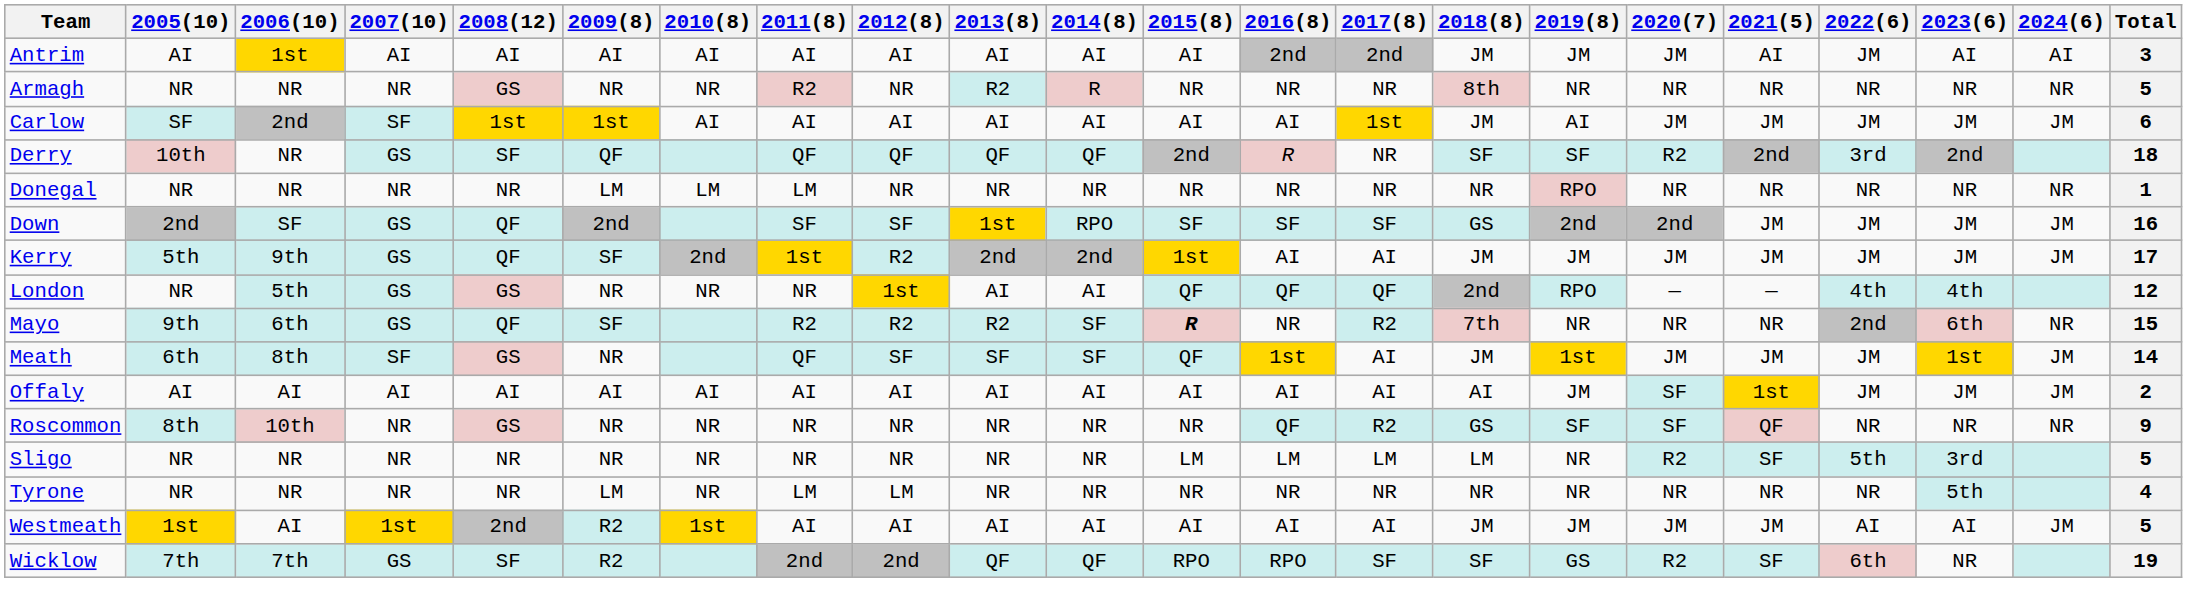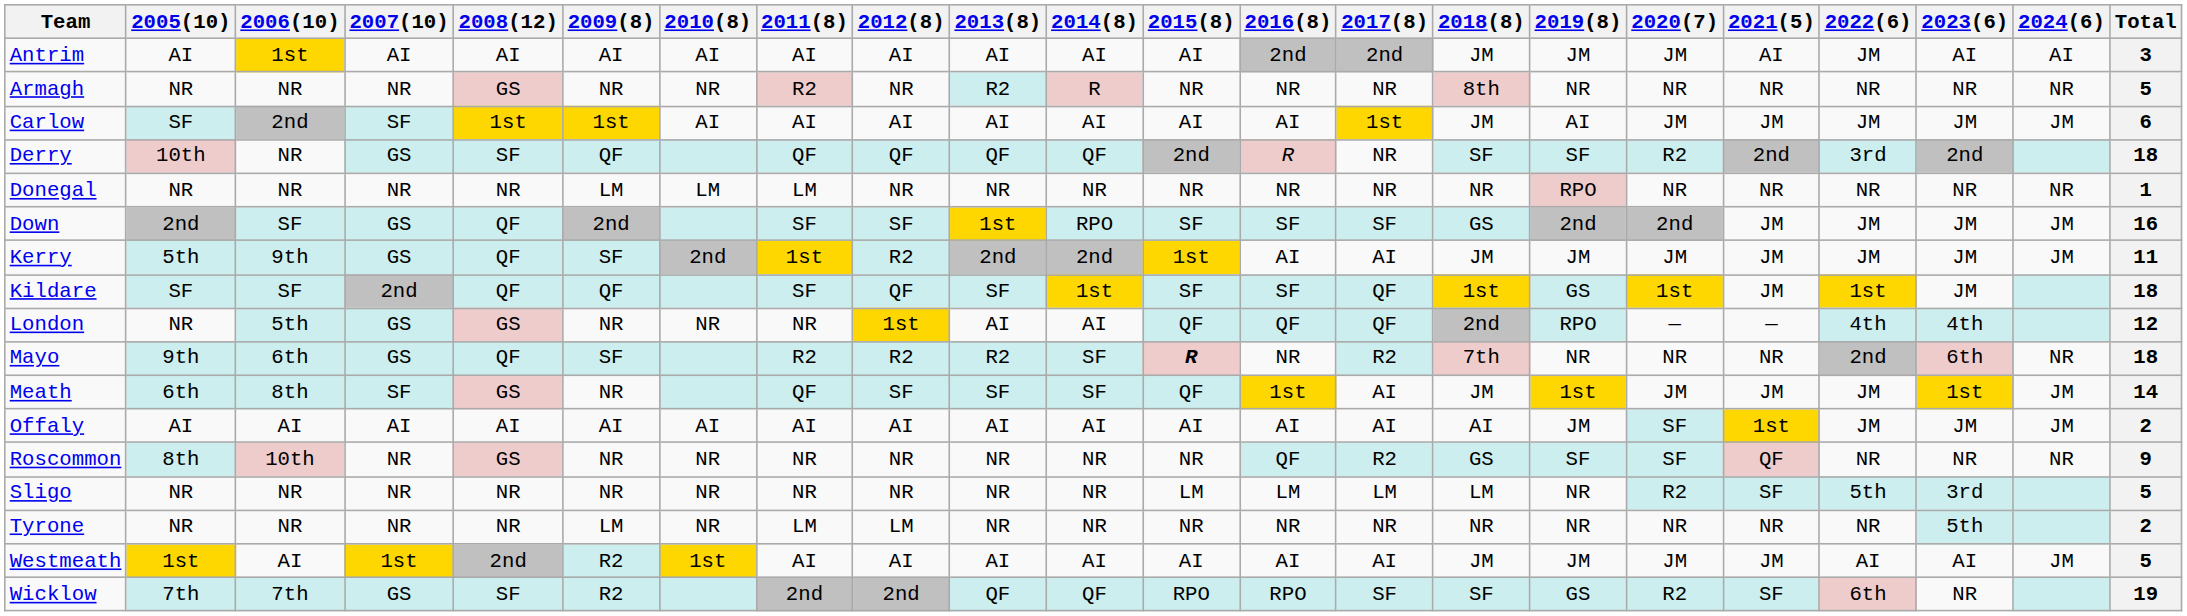(2146, 257) 17 -> (2146, 257) 11
+ row: (53, 291)
(2146, 325) 15 -> (2146, 359) 18
(2146, 493) 4 -> (2146, 527) 2
